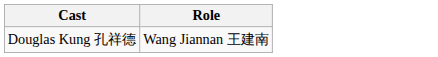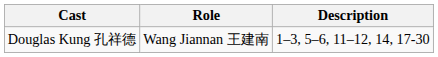+ column: (353, 15)
